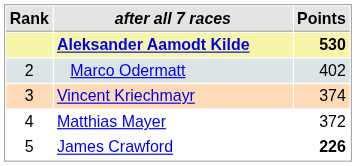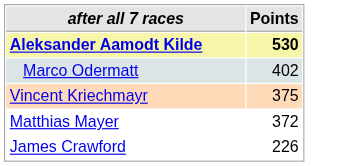- column: (29, 18)
(332, 96) 374 -> (285, 96) 375
(332, 147) bold -> (285, 147) normal
